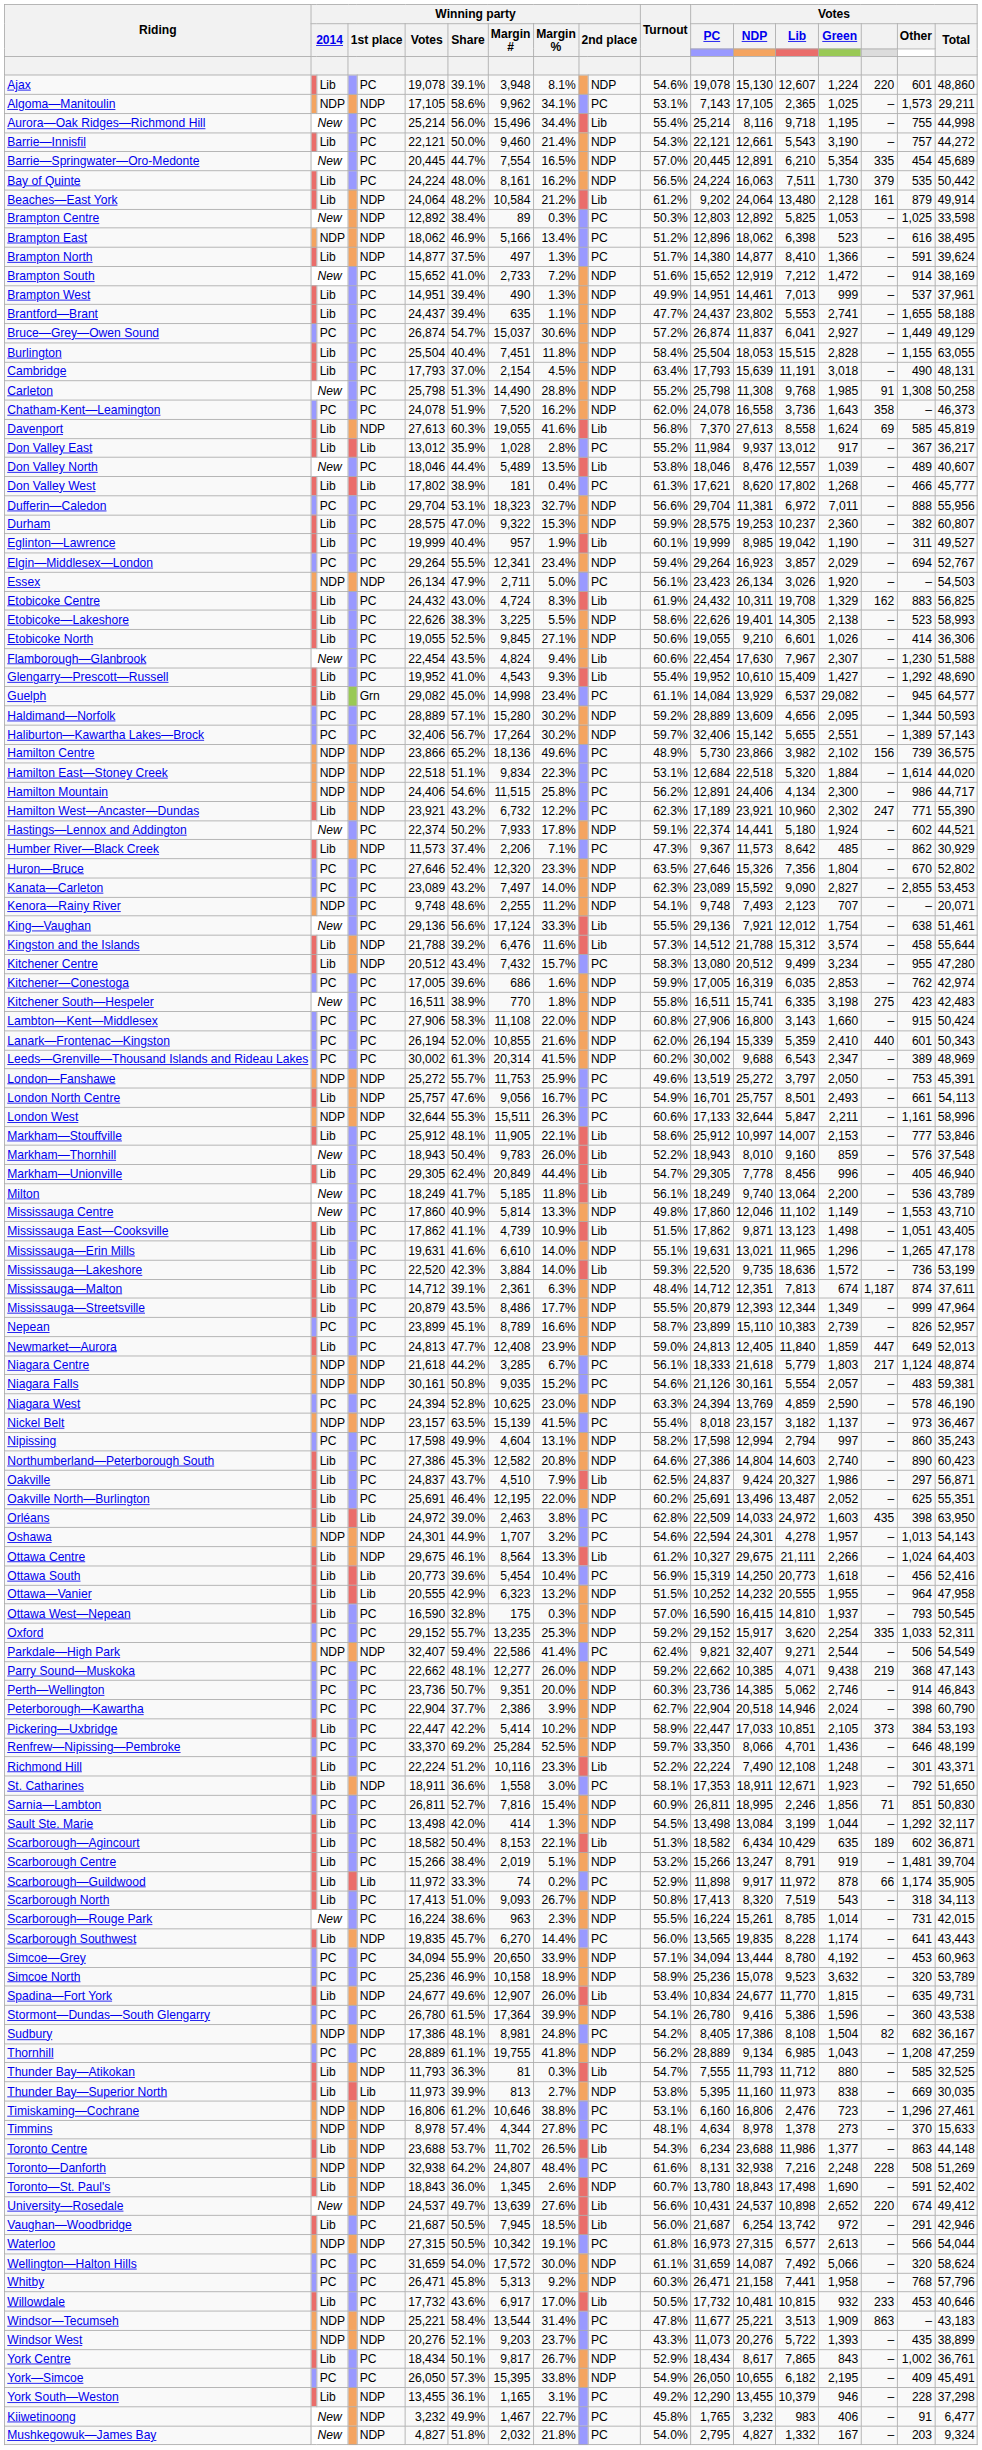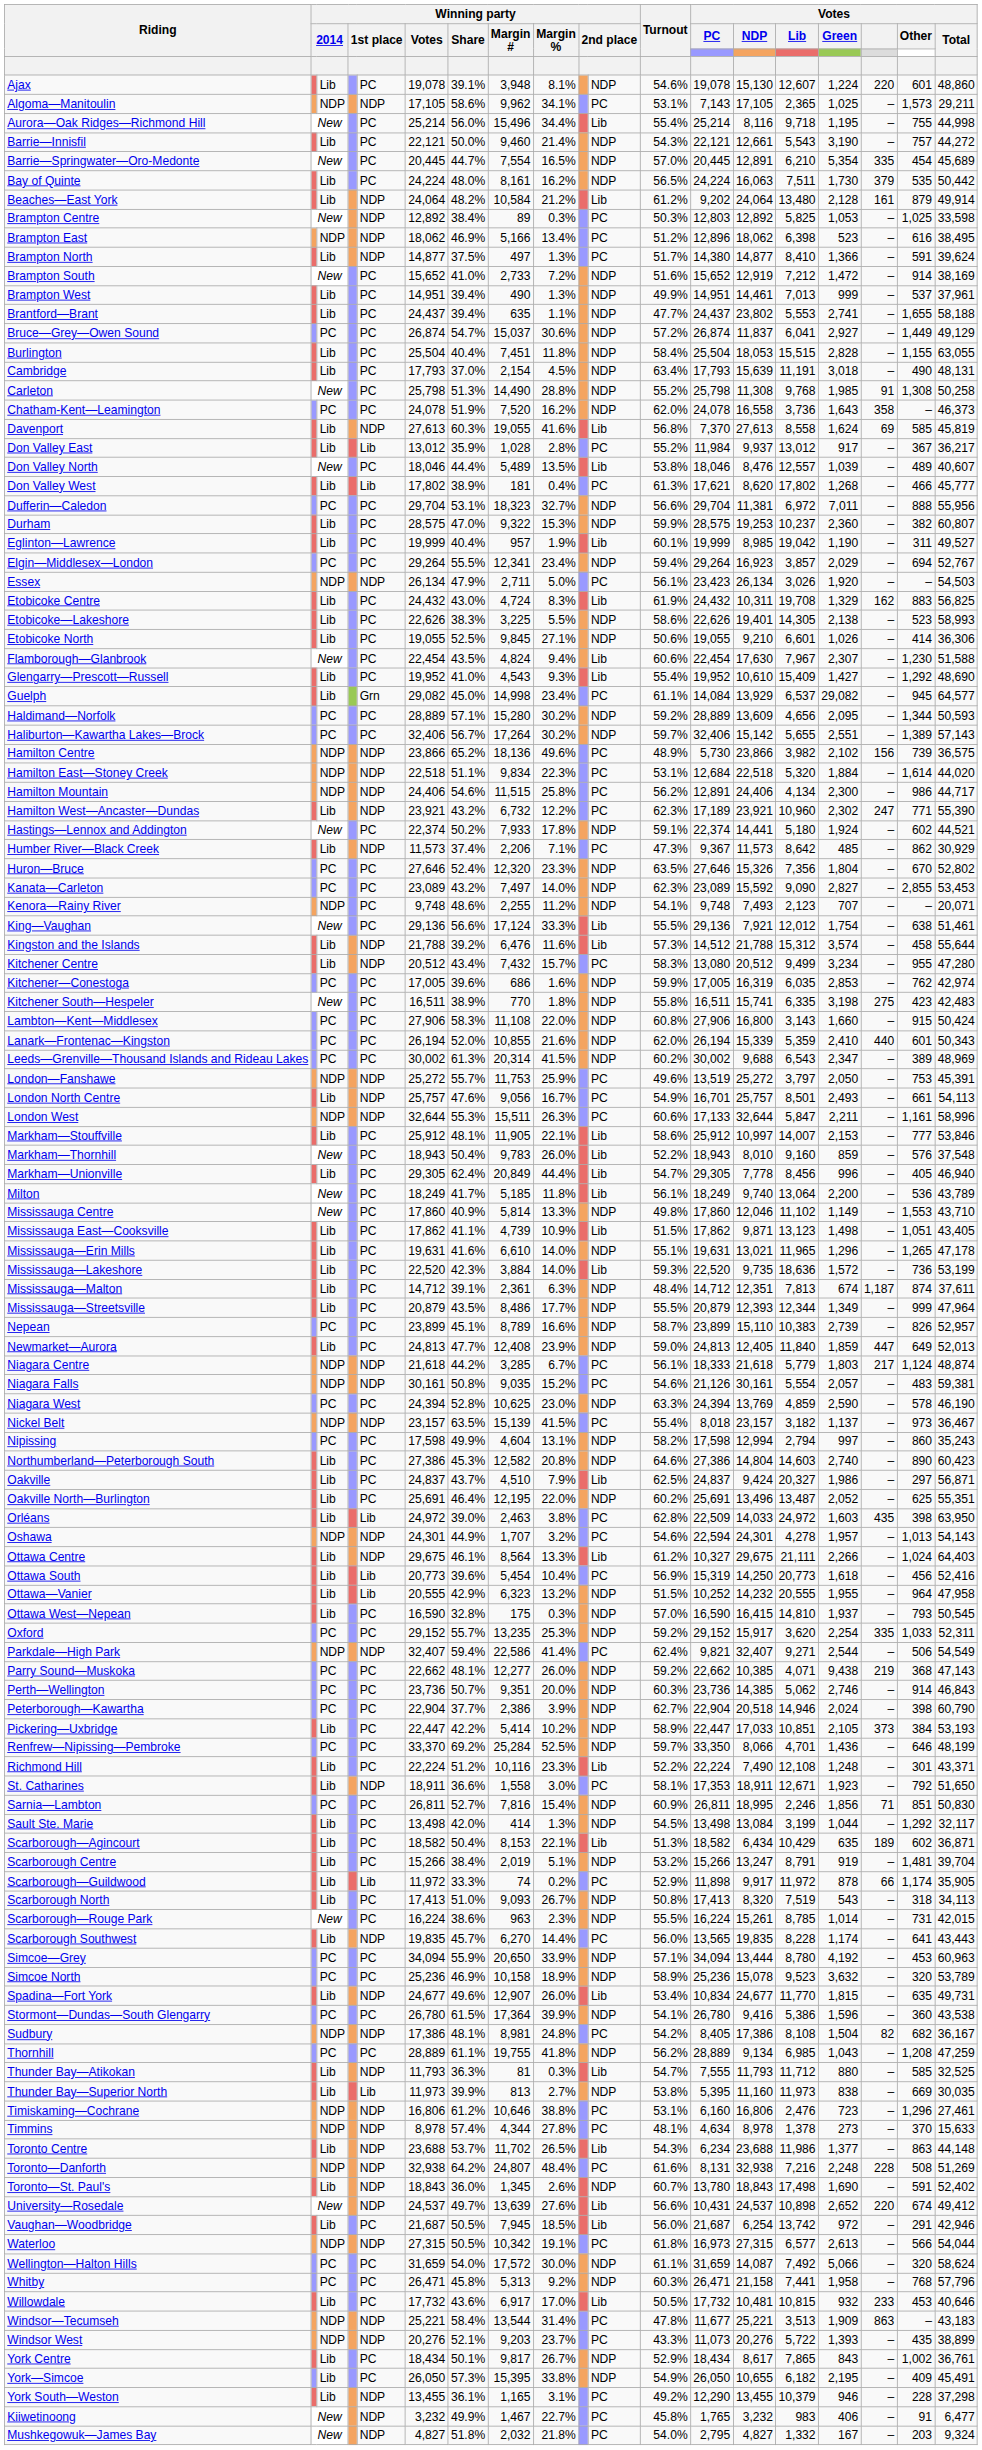(328, 2378) PC -> (328, 2378) Lib
